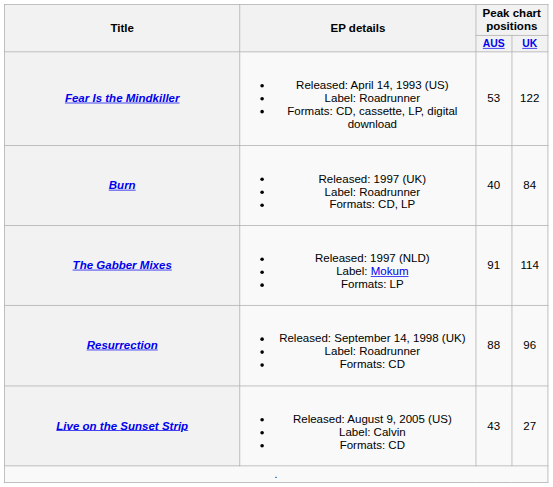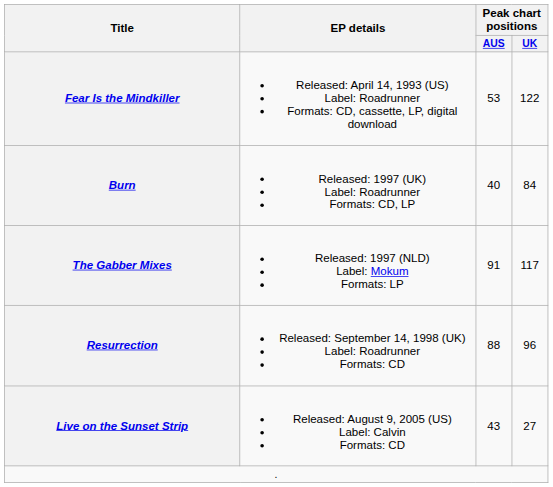(530, 265) 114 -> (530, 265) 117
